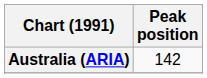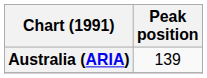(168, 60) 142 -> (168, 60) 139
